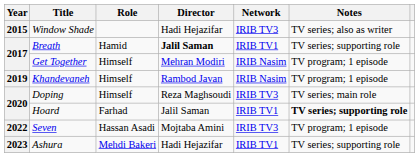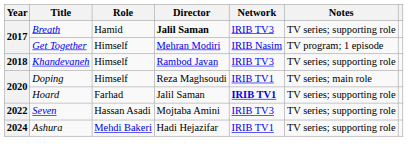- row: (63, 29)
(257, 45) IRIB TV1 -> (253, 29) IRIB TV3
(17, 78) 2019 -> (17, 62) 2018
(261, 78) IRIB Nasim -> (253, 62) IRIB TV3
(340, 78) TV program; 1 episode -> (341, 62) TV series; supporting role
(257, 95) IRIB TV3 -> (253, 78) IRIB TV1
(257, 111) normal -> (254, 95) bold
(349, 111) bold -> (341, 95) normal
(340, 128) TV program; 1 episode -> (341, 111) TV series; supporting role
(17, 144) 2023 -> (17, 128) 2024
